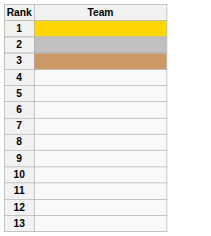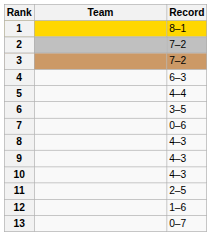+ column: (187, 12)
